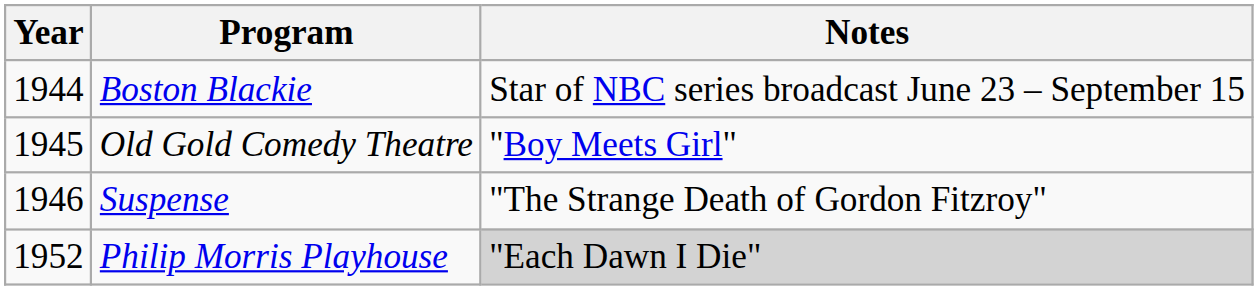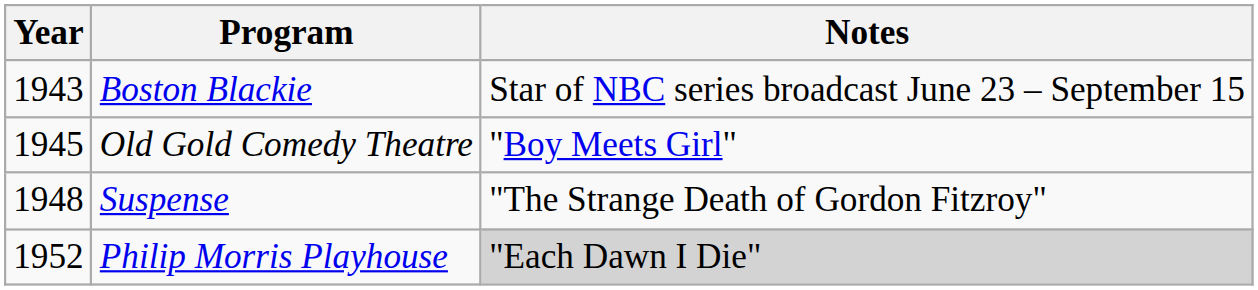(48, 88) 1944 -> (48, 88) 1943
(48, 199) 1946 -> (48, 199) 1948
